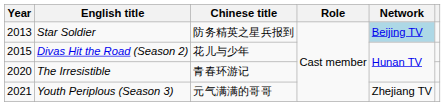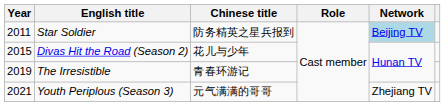(19, 32) 2013 -> (19, 32) 2011
(19, 71) 2020 -> (19, 71) 2019
